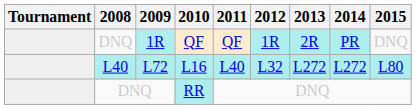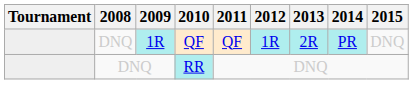- row: (194, 66)
